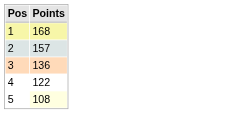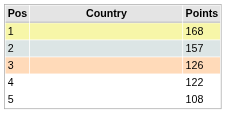+ column: (106, 14)
(41, 65) 136 -> (194, 65) 126
(41, 99) lightyellow background -> (194, 99) no background
